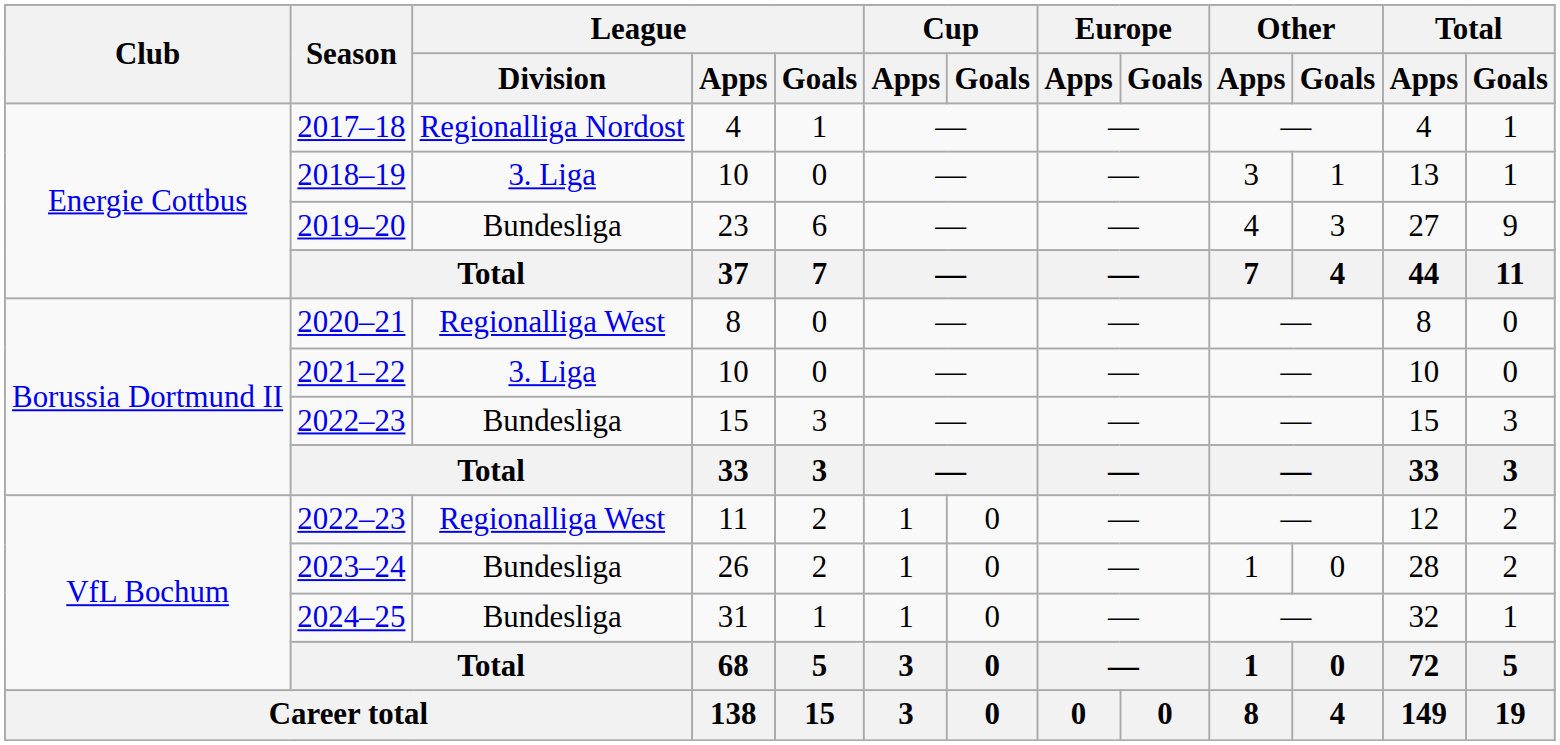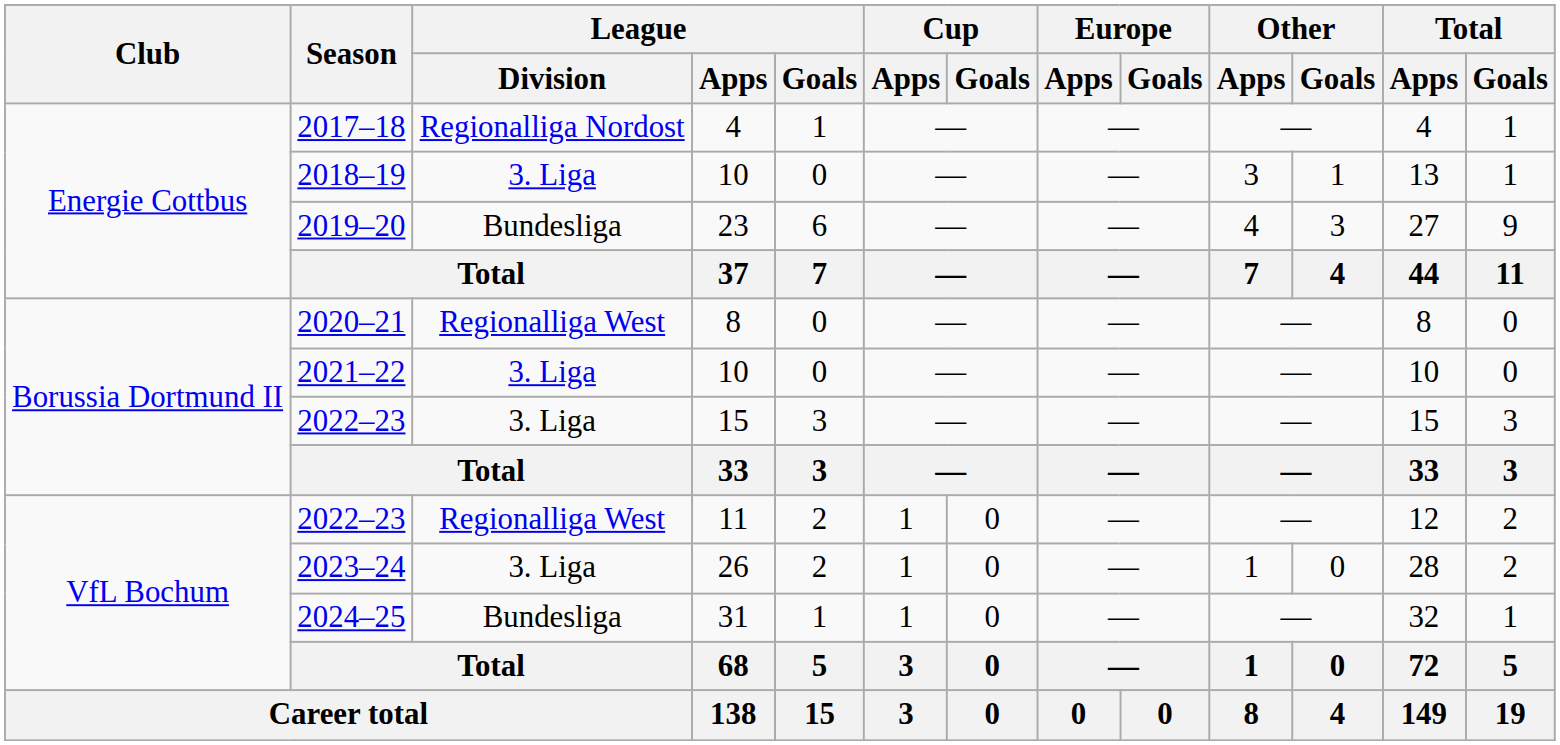(552, 420) Bundesliga -> (552, 420) 3. Liga
(552, 567) Bundesliga -> (552, 567) 3. Liga
